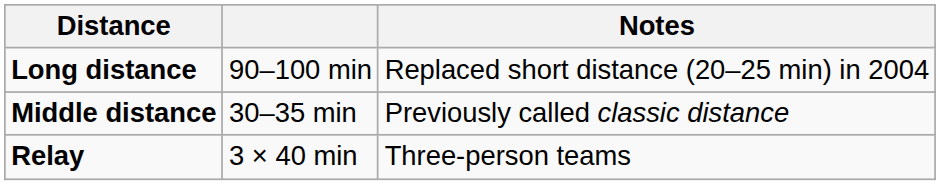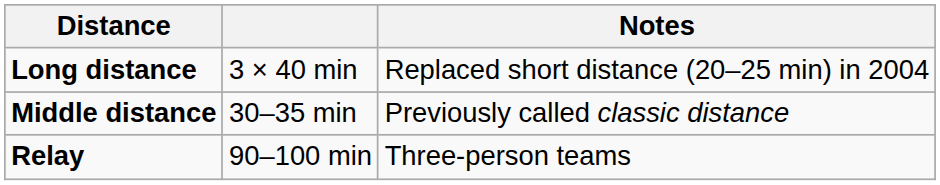(301, 69) 90–100 min -> (293, 69) 3 × 40 min
(293, 156) 3 × 40 min -> (301, 156) 90–100 min
